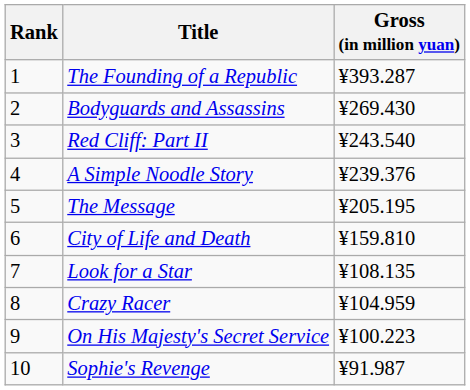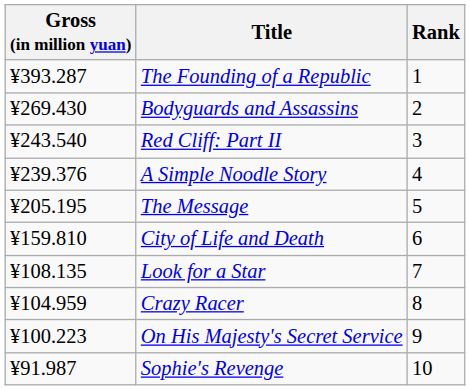columns swapped: (34, 32) <-> (399, 32)
